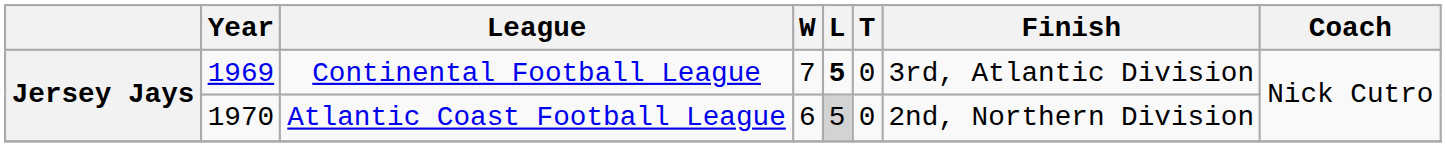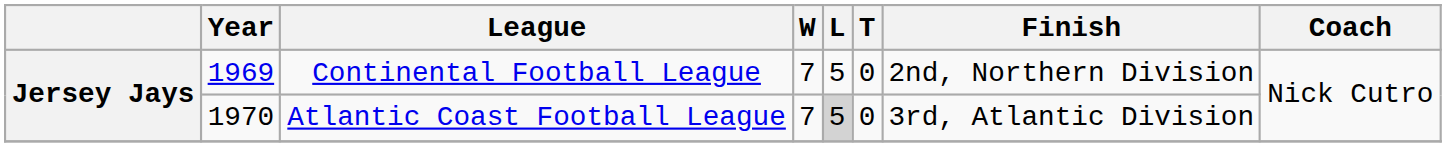(837, 73) bold -> (837, 73) normal
(1071, 73) 3rd, Atlantic Division -> (1071, 73) 2nd, Northern Division
(807, 118) 6 -> (807, 118) 7
(1071, 118) 2nd, Northern Division -> (1071, 118) 3rd, Atlantic Division
